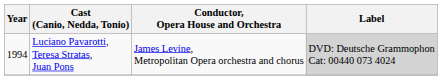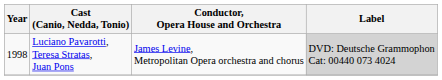(17, 54) 1994 -> (17, 54) 1998
